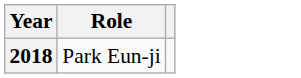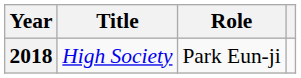+ column: (117, 21)
